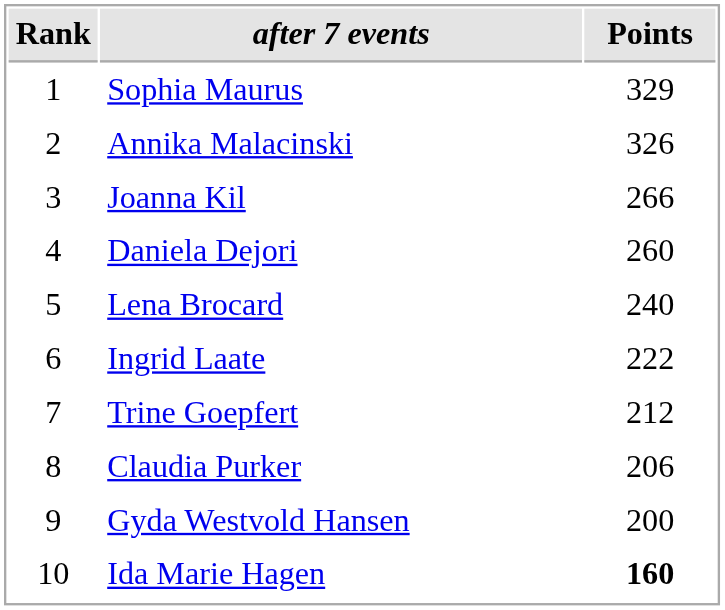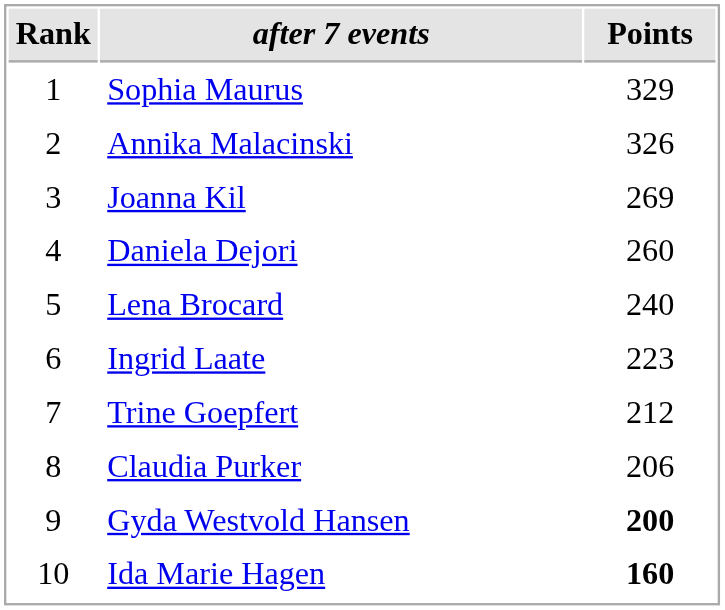(650, 197) 266 -> (650, 197) 269
(650, 359) 222 -> (650, 359) 223
(650, 520) normal -> (650, 520) bold
